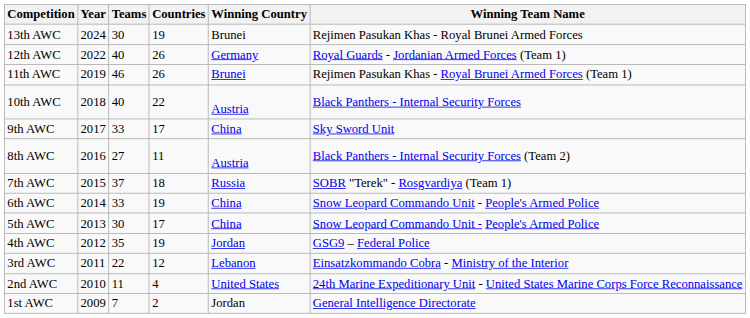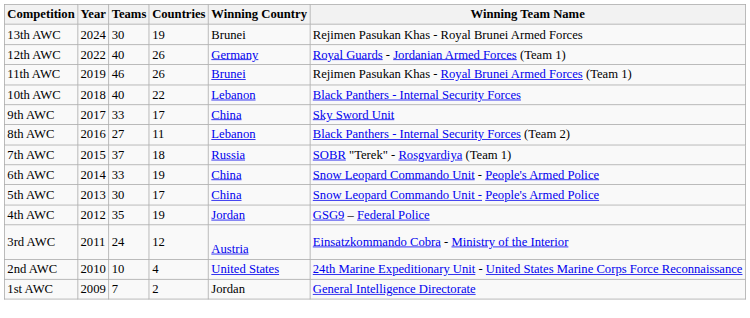(230, 108) Austria -> (233, 94) Lebanon
(230, 163) Austria -> (233, 134) Lebanon
(118, 263) 22 -> (118, 242) 24
(233, 263) Lebanon -> (230, 249) Austria
(118, 283) 11 -> (118, 269) 10
